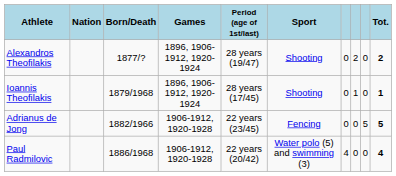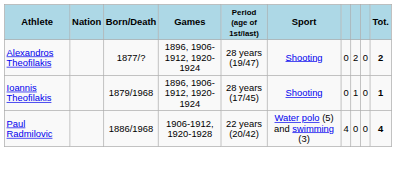- row: (32, 123)
